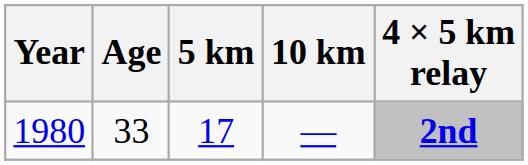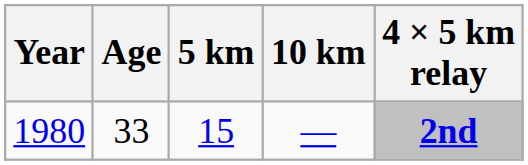(216, 130) 17 -> (216, 130) 15
